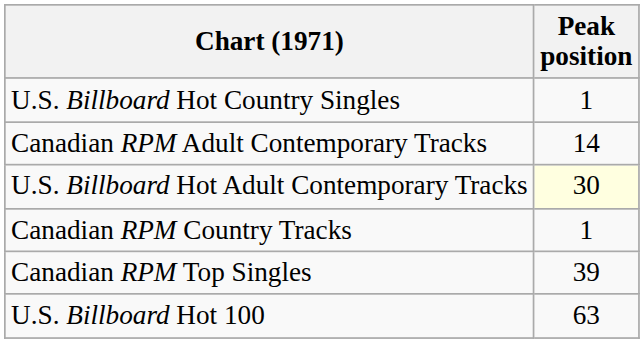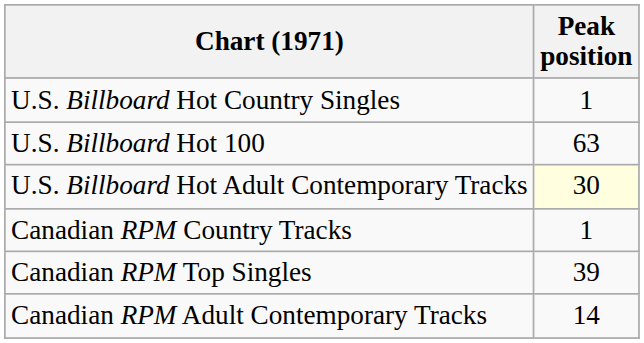rows swapped: (138, 315) <-> (249, 142)
